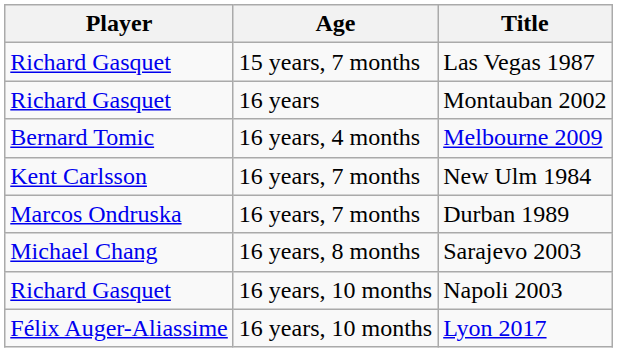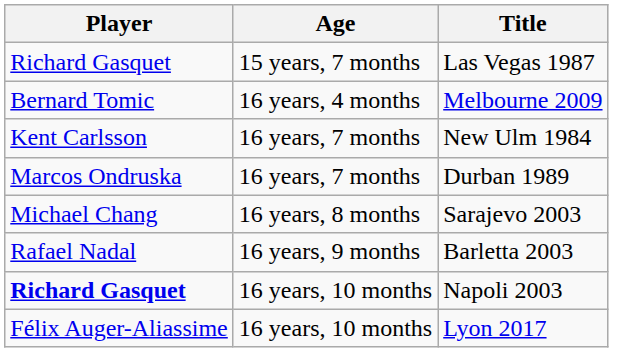- row: (525, 99)
+ row: (508, 251)
(91, 289) normal -> (98, 289) bold
